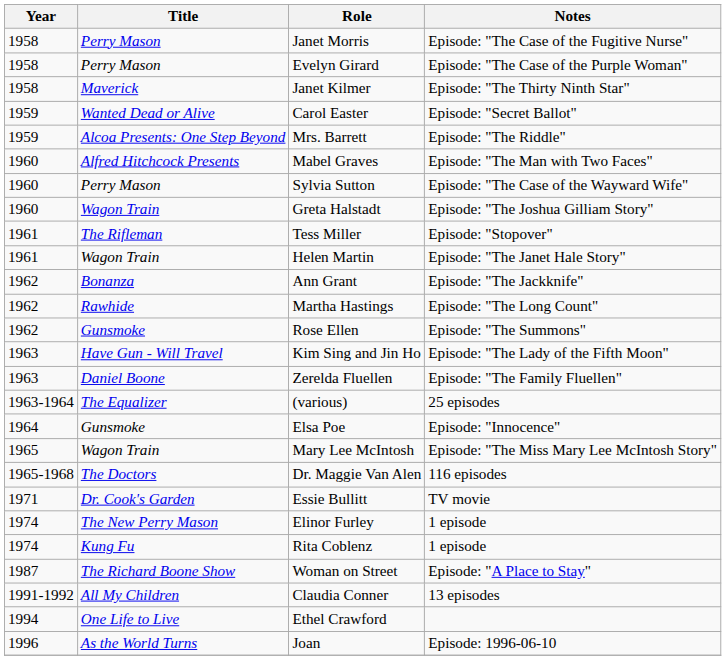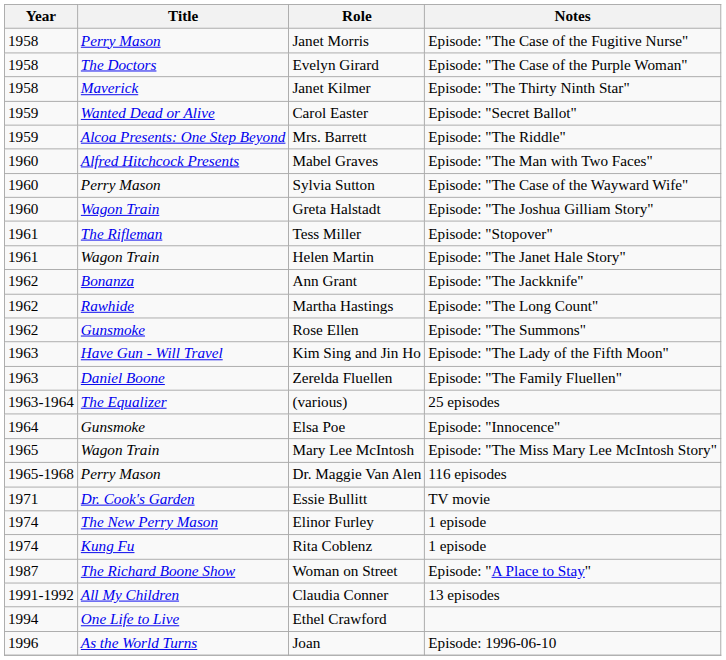(121, 64) Perry Mason -> (119, 64) The Doctors
(119, 474) The Doctors -> (121, 474) Perry Mason
